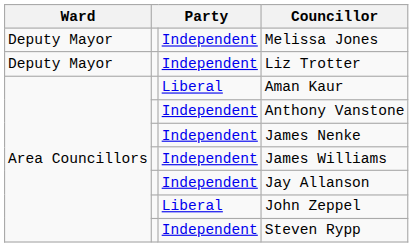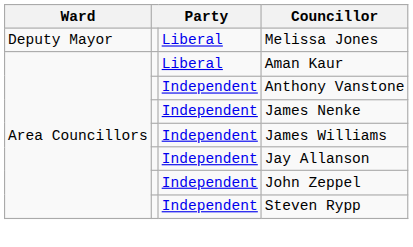(210, 40) Independent -> (192, 40) Liberal
- row: (313, 64)
(192, 206) Liberal -> (210, 183) Independent
